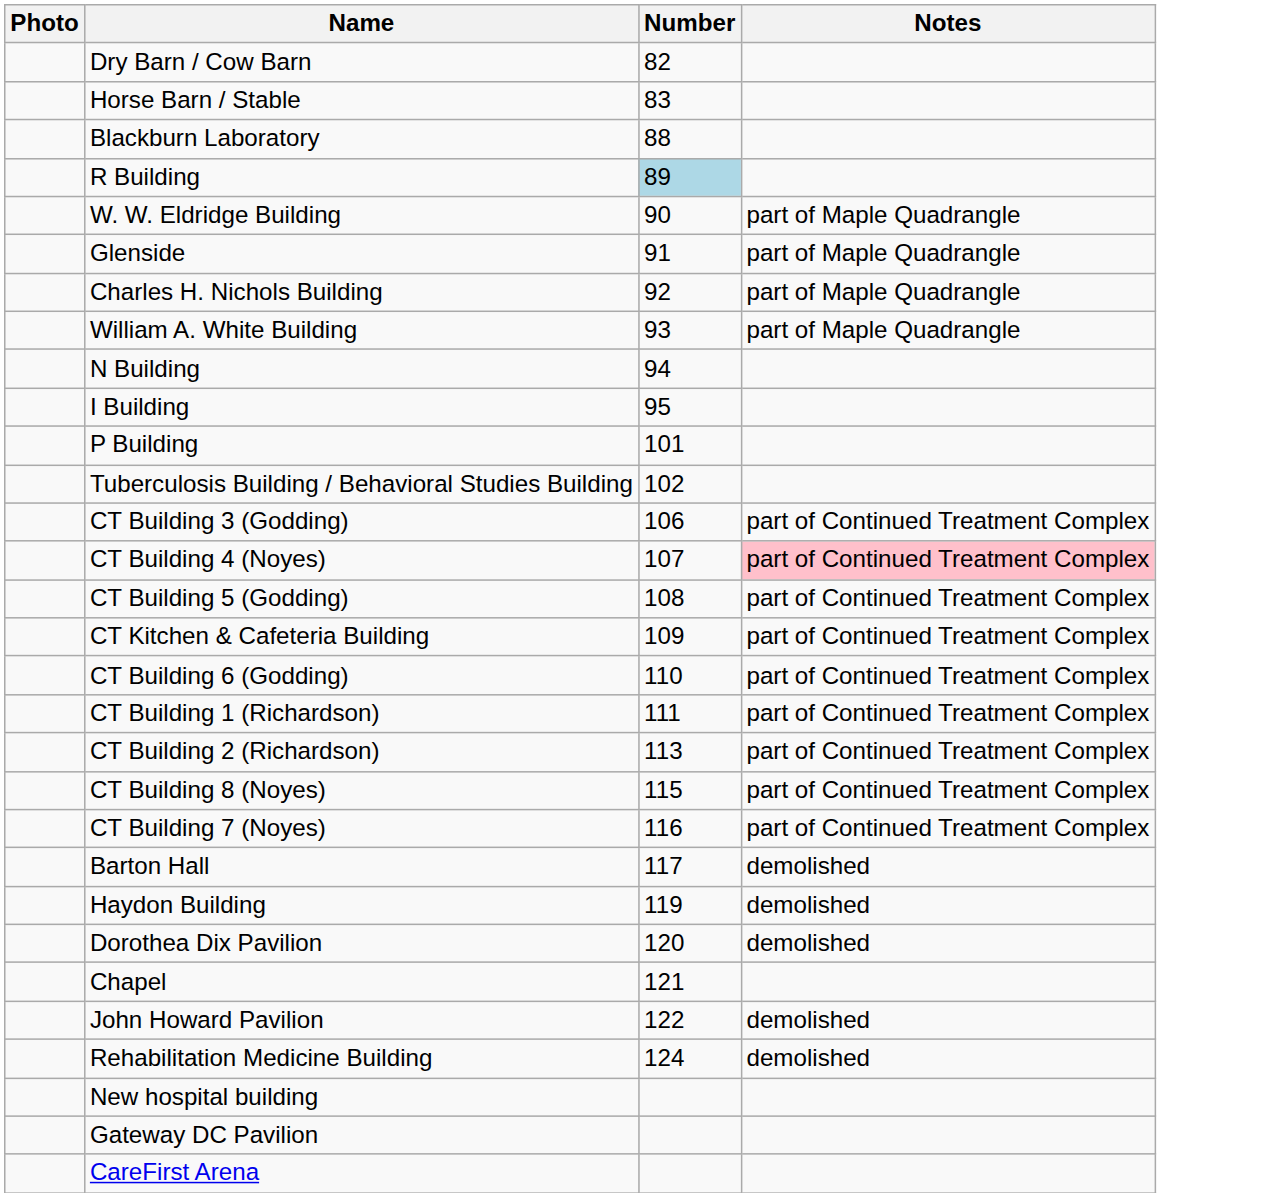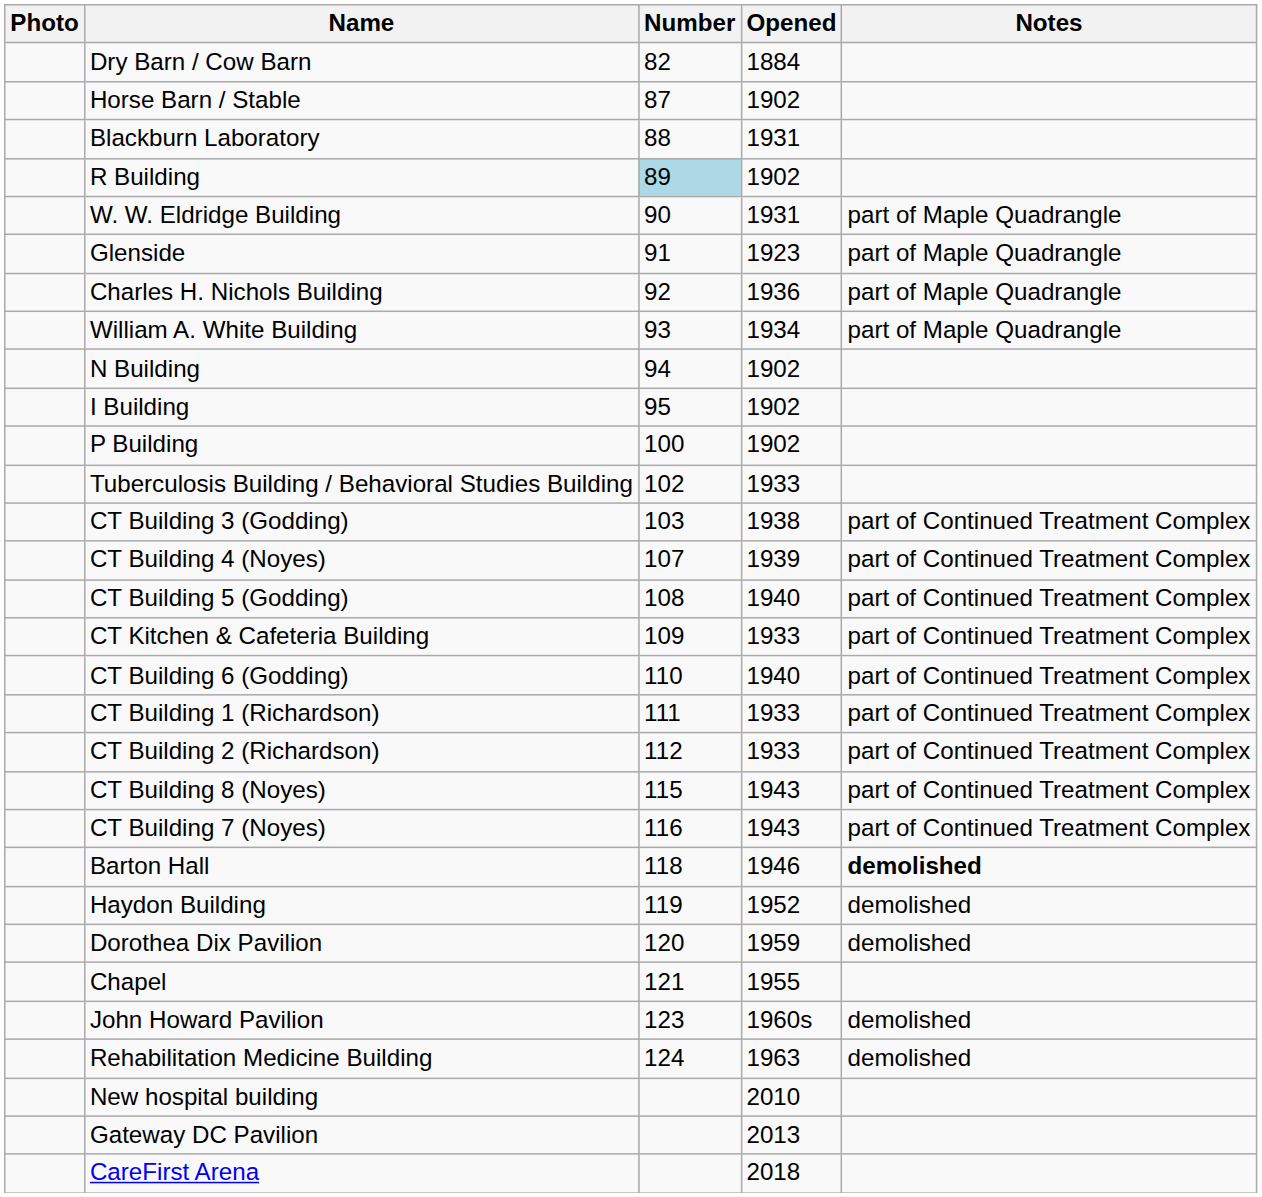+ column: (791, 23)
(657, 100) 83 -> (657, 100) 87
(664, 445) 101 -> (664, 445) 100
(664, 521) 106 -> (664, 521) 103
(948, 560) pink background -> (1049, 560) no background
(663, 751) 113 -> (663, 751) 112
(663, 866) 117 -> (663, 866) 118
(808, 866) normal -> (915, 866) bold
(664, 1019) 122 -> (664, 1019) 123
